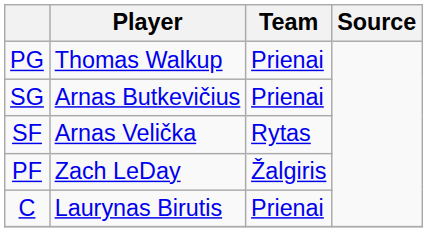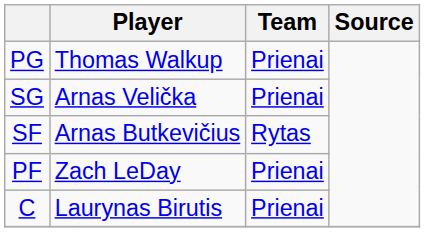(147, 97) Arnas Butkevičius -> (125, 97) Arnas Velička
(125, 134) Arnas Velička -> (147, 134) Arnas Butkevičius
(289, 171) Žalgiris -> (287, 171) Prienai
